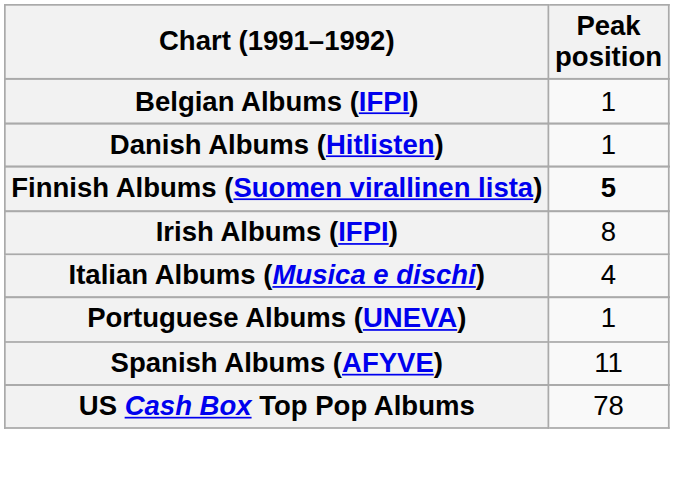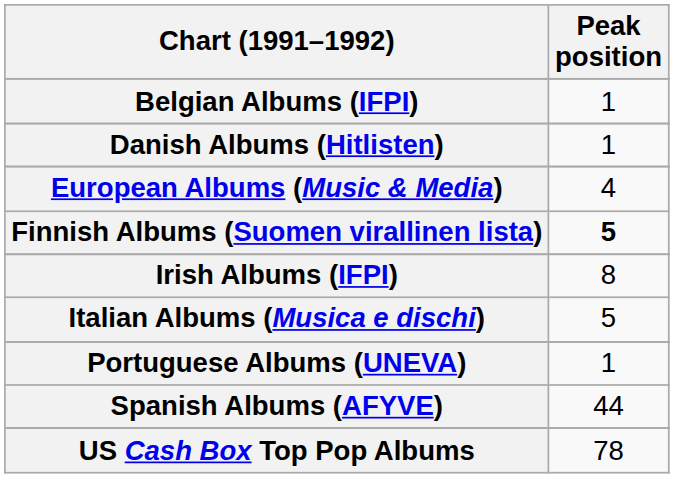+ row: (277, 188)
(609, 275) 4 -> (609, 319) 5
(609, 362) 11 -> (609, 406) 44
